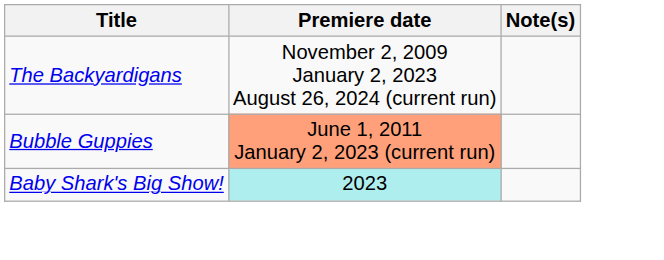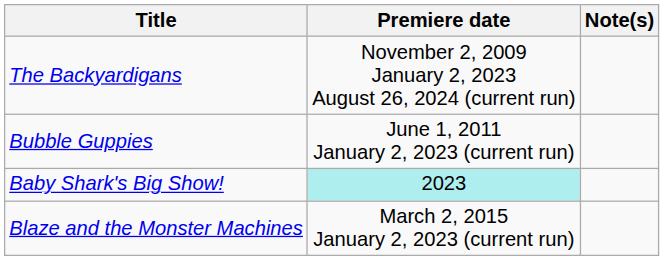(365, 141) lightsalmon background -> (444, 141) no background
+ row: (156, 227)
